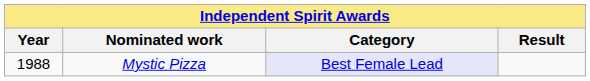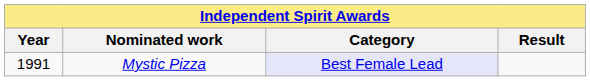(33, 64) 1988 -> (33, 64) 1991
